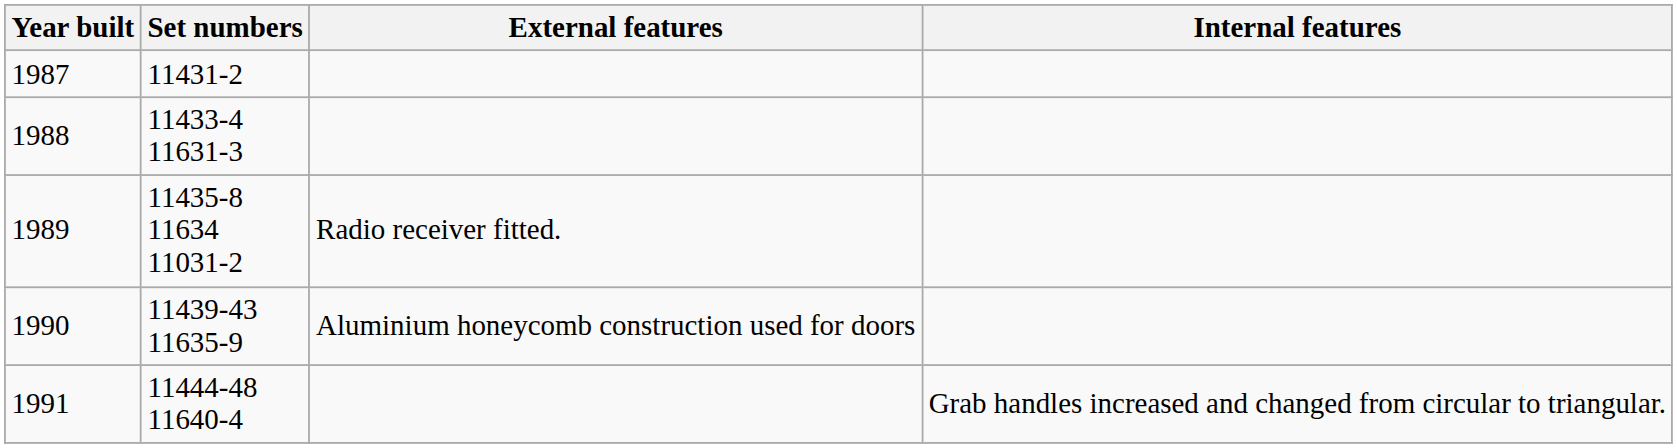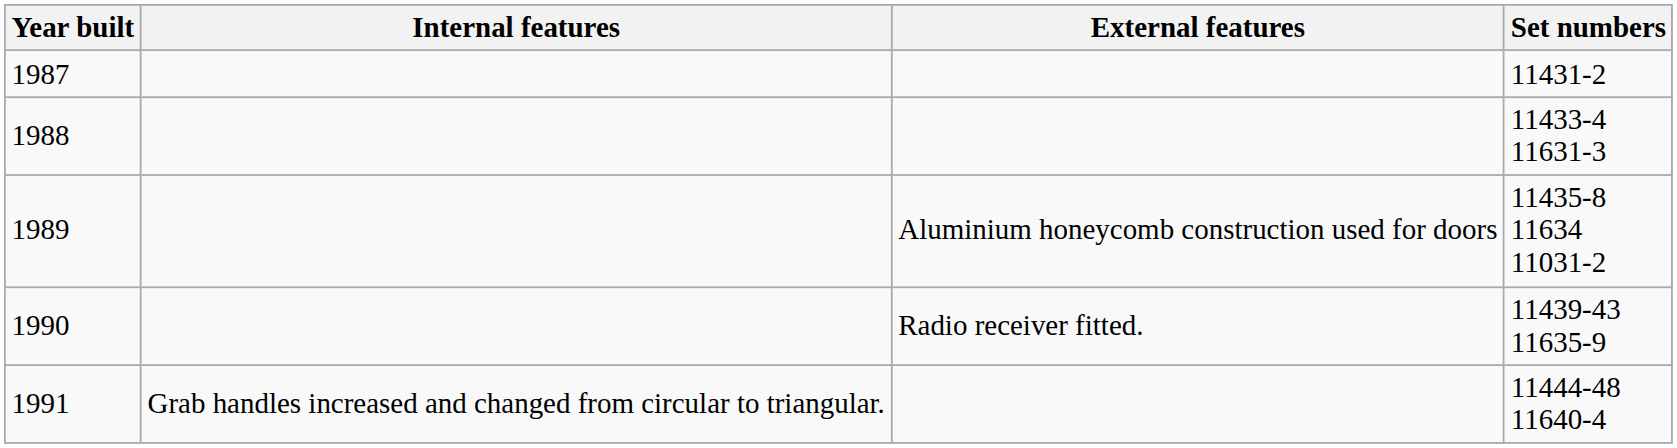columns swapped: (225, 27) <-> (1297, 27)
(439, 230) Radio receiver fitted. -> (1198, 230) Aluminium honeycomb construction used for doors
(616, 325) Aluminium honeycomb construction used for doors -> (1021, 325) Radio receiver fitted.
